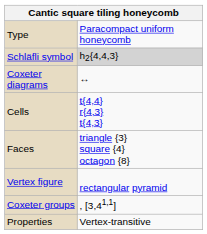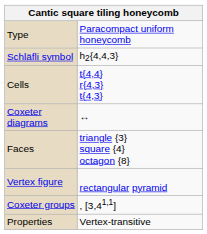(99, 57) lightgrey background -> (99, 57) no background
rows swapped: (27, 79) <-> (18, 111)
